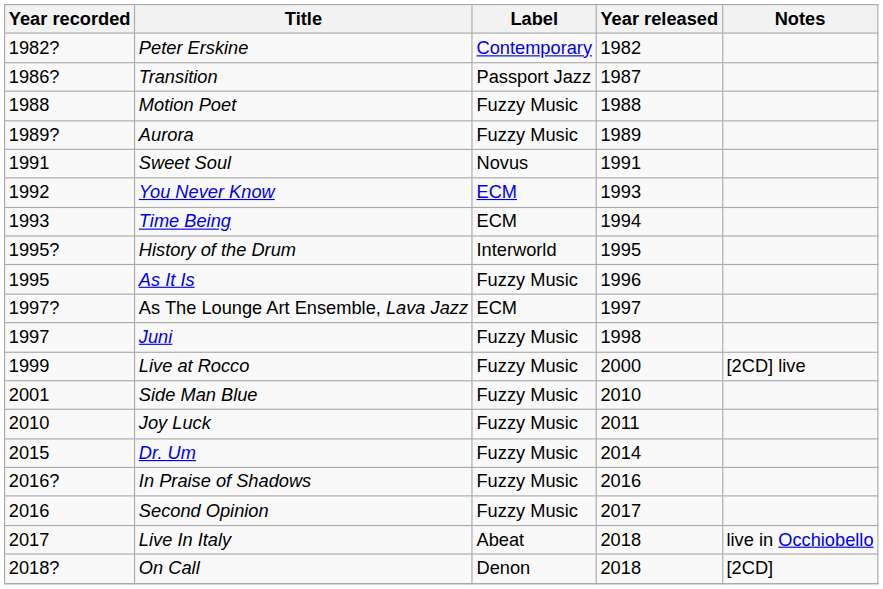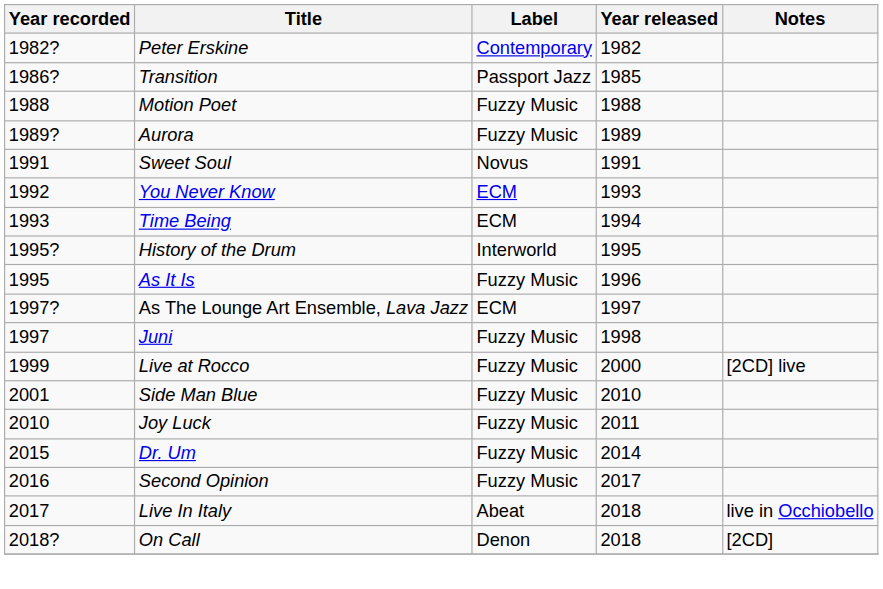(621, 76) 1987 -> (621, 76) 1985
- row: (225, 481)
